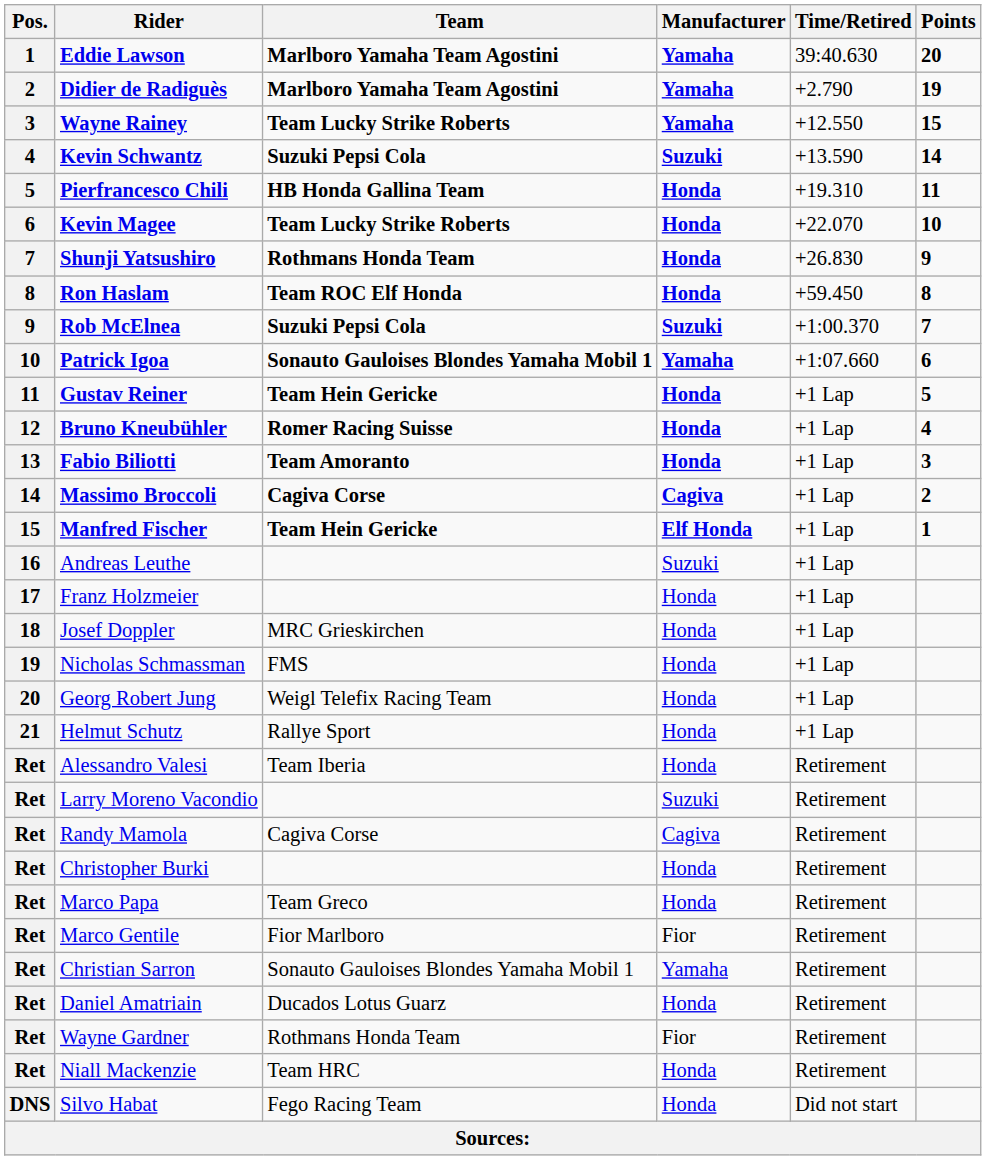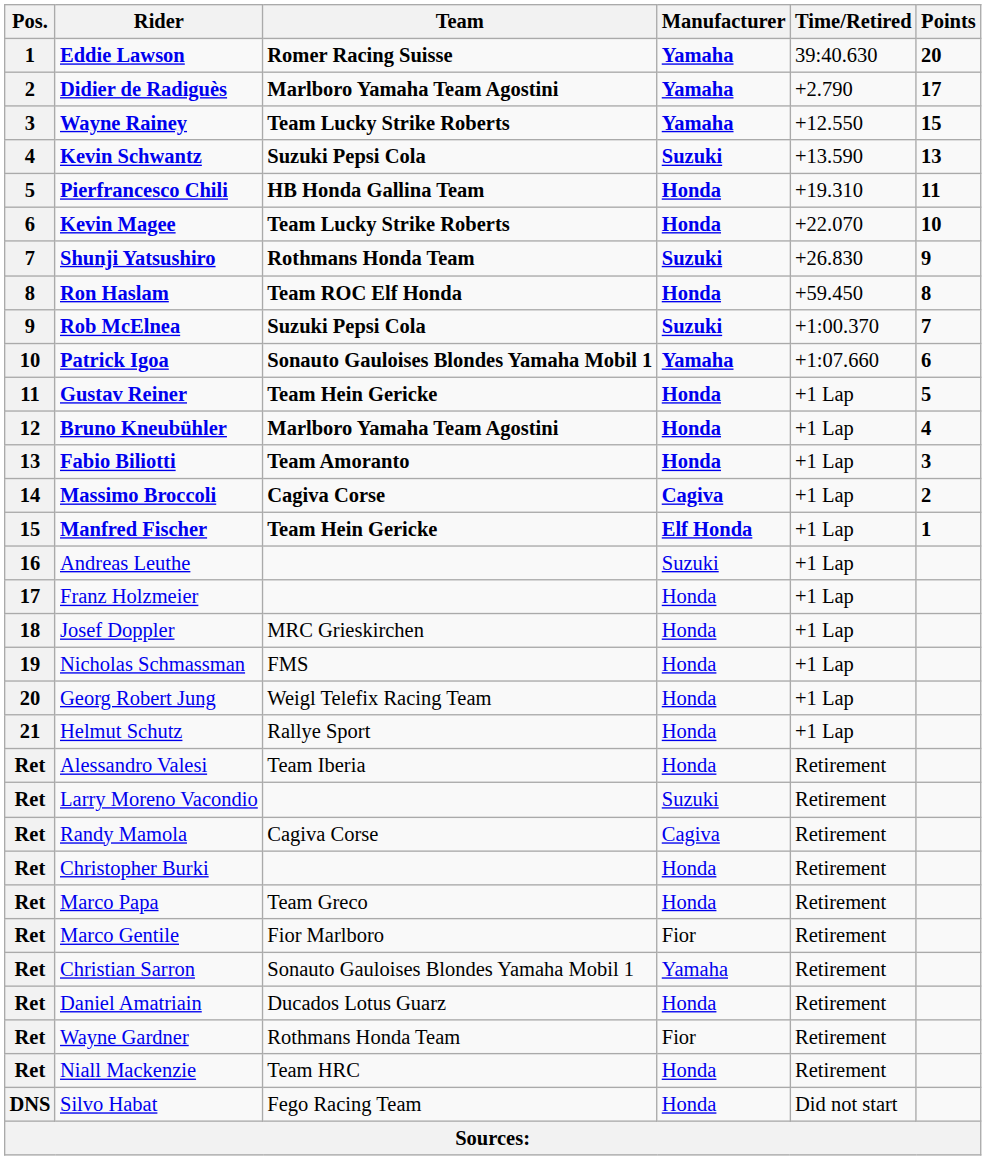(413, 55) Marlboro Yamaha Team Agostini -> (360, 55) Romer Racing Suisse
(931, 89) 19 -> (931, 89) 17
(931, 156) 14 -> (931, 156) 13
(691, 258) Honda -> (692, 258) Suzuki
(360, 427) Romer Racing Suisse -> (413, 427) Marlboro Yamaha Team Agostini
